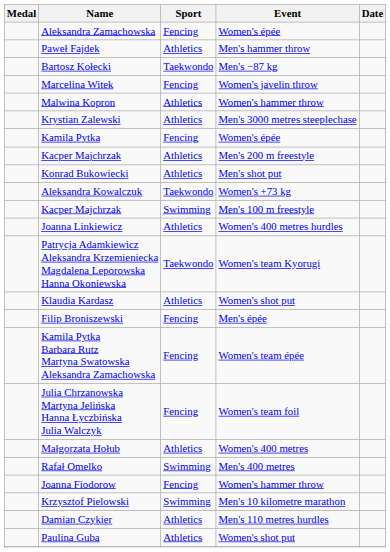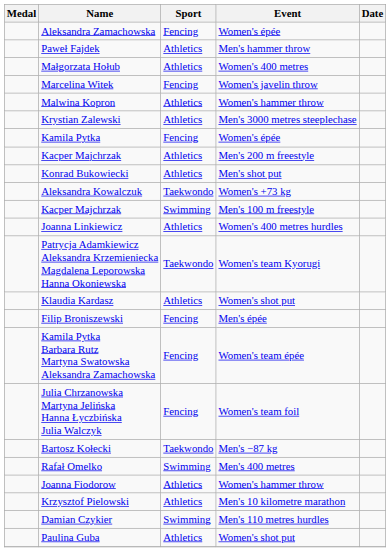rows swapped: (81, 448) <-> (76, 66)
(181, 484) Fencing -> (183, 484) Athletics
(187, 502) Swimming -> (183, 502) Athletics
(183, 520) Athletics -> (187, 520) Swimming
